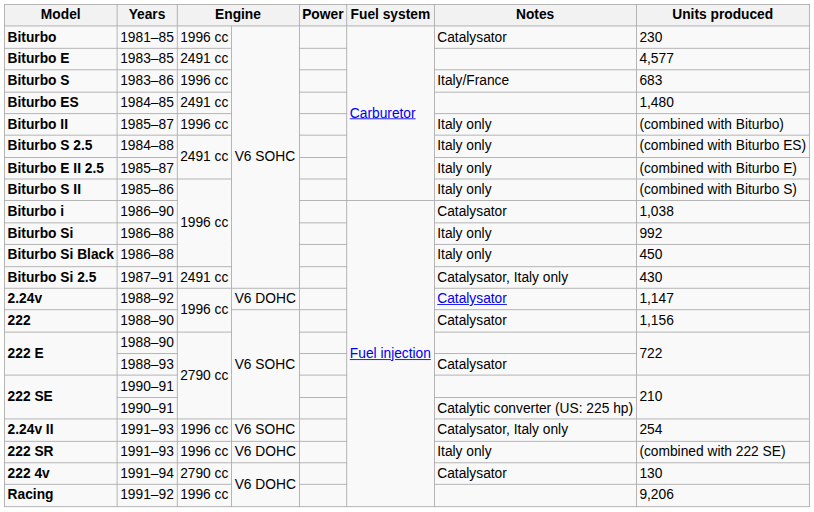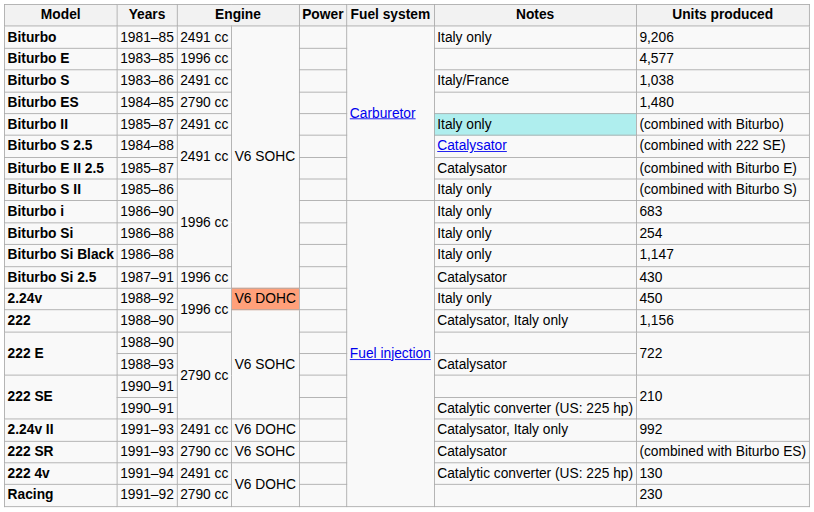(204, 37) 1996 cc -> (204, 37) 2491 cc
(472, 37) Catalysator -> (464, 37) Italy only
(651, 37) 230 -> (657, 37) 9,206
(204, 59) 2491 cc -> (204, 59) 1996 cc
(204, 80) 1996 cc -> (204, 80) 2491 cc
(651, 80) 683 -> (657, 80) 1,038
(204, 102) 2491 cc -> (204, 102) 2790 cc
(204, 124) 1996 cc -> (204, 124) 2491 cc
(464, 124) no background -> (464, 124) paleturquoise background
(464, 146) Italy only -> (472, 146) Catalysator
(723, 146) (combined with Biturbo ES) -> (712, 146) (combined with 222 SE)
(464, 168) Italy only -> (472, 168) Catalysator
(472, 211) Catalysator -> (464, 211) Italy only
(657, 211) 1,038 -> (651, 211) 683
(651, 233) 992 -> (651, 233) 254
(651, 255) 450 -> (657, 255) 1,147
(204, 277) 2491 cc -> (204, 277) 1996 cc
(503, 277) Catalysator, Italy only -> (472, 277) Catalysator
(265, 299) no background -> (265, 299) lightsalmon background
(472, 299) Catalysator -> (464, 299) Italy only
(657, 299) 1,147 -> (651, 299) 450
(472, 320) Catalysator -> (503, 320) Catalysator, Italy only
(204, 430) 1996 cc -> (204, 430) 2491 cc
(265, 430) V6 SOHC -> (265, 430) V6 DOHC
(651, 430) 254 -> (651, 430) 992
(204, 451) 1996 cc -> (204, 451) 2790 cc
(265, 451) V6 DOHC -> (265, 451) V6 SOHC
(464, 451) Italy only -> (472, 451) Catalysator
(712, 451) (combined with 222 SE) -> (723, 451) (combined with Biturbo ES)
(204, 473) 2790 cc -> (204, 473) 2491 cc
(472, 473) Catalysator -> (535, 473) Catalytic converter (US: 225 hp)
(204, 495) 1996 cc -> (204, 495) 2790 cc
(657, 495) 9,206 -> (651, 495) 230
